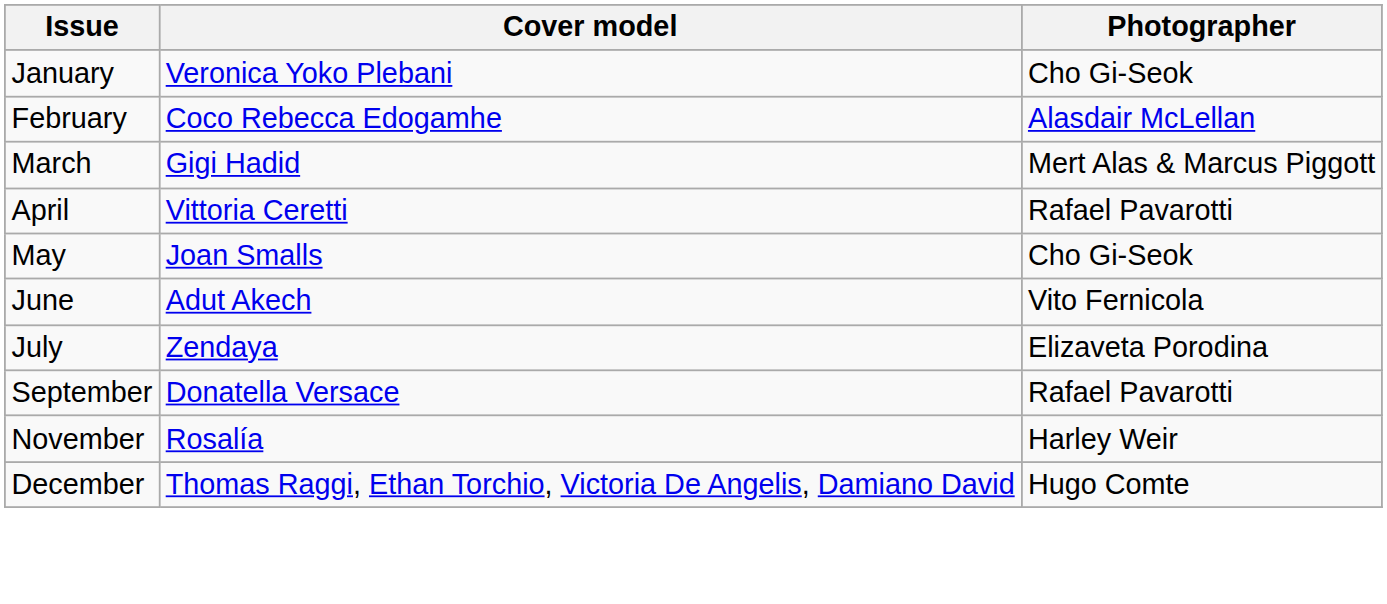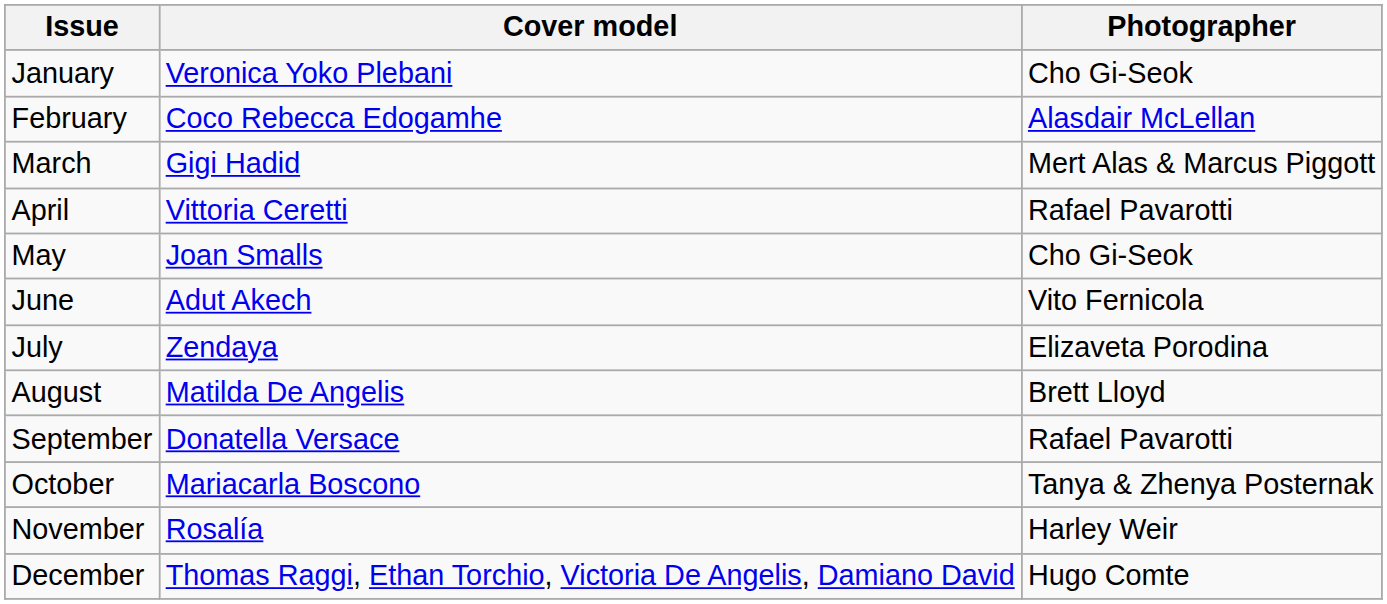+ row: (56, 392)
+ row: (63, 484)
